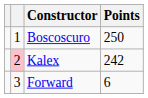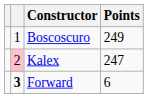(114, 38) 250 -> (114, 38) 249
(114, 60) 242 -> (114, 60) 247
(17, 82) normal -> (17, 82) bold
